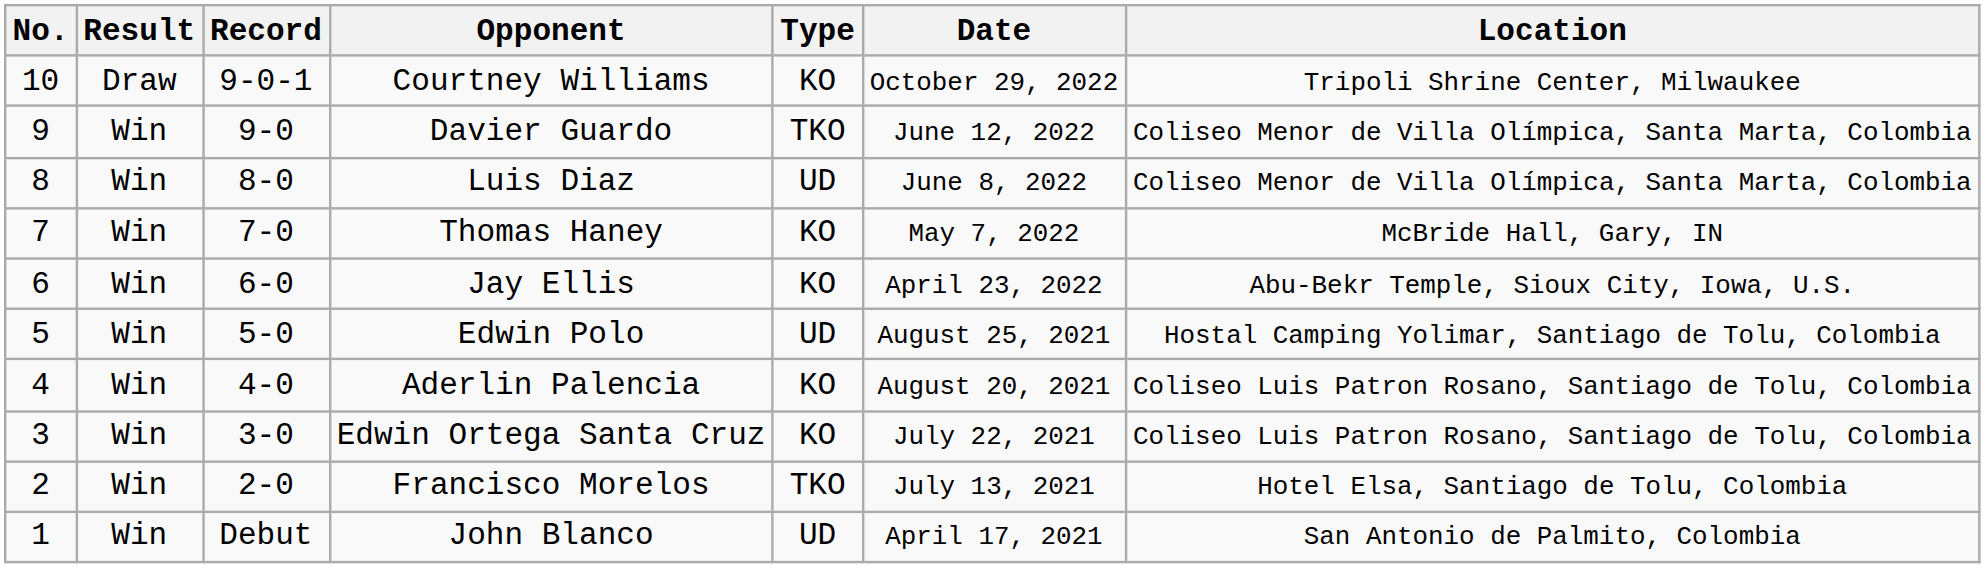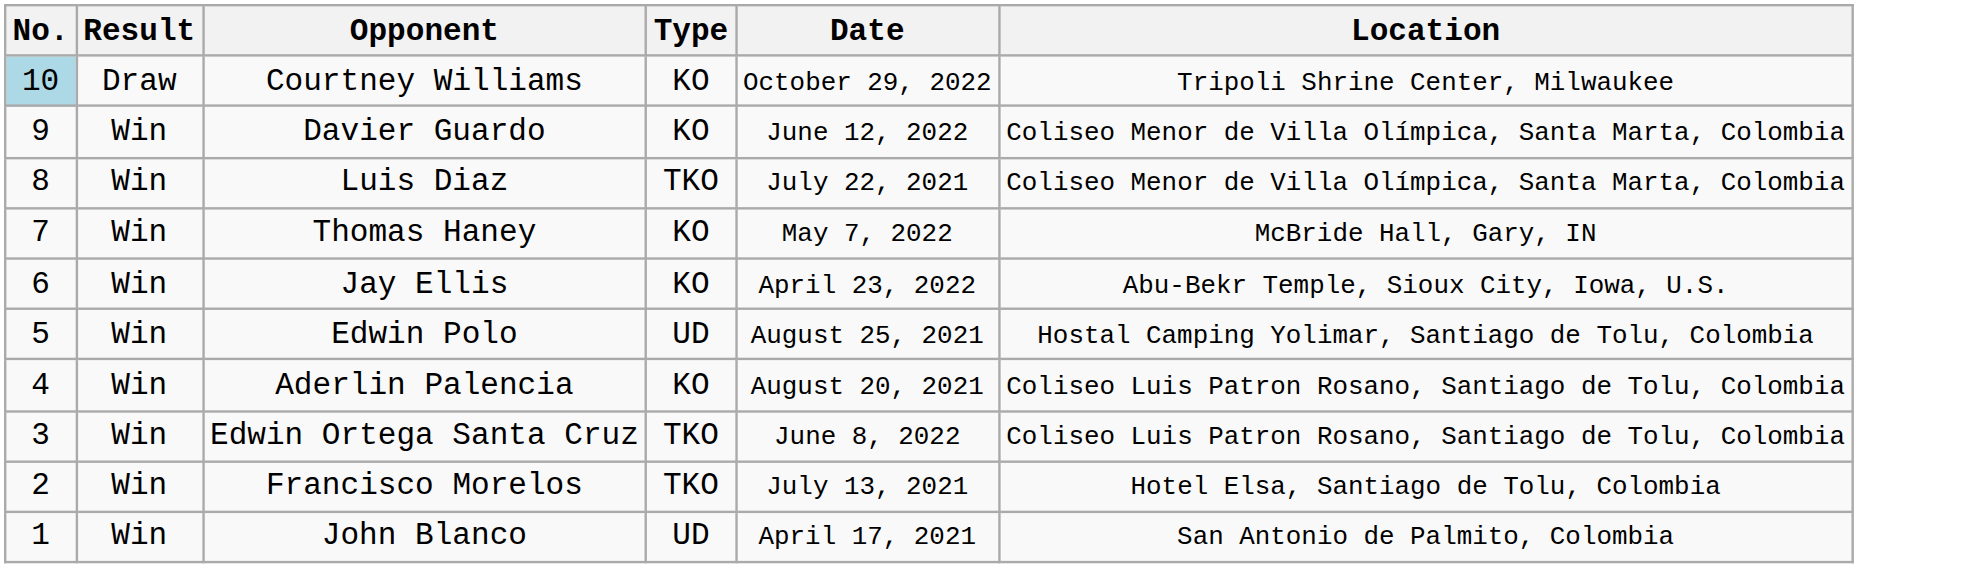- column: (266, 31)
(41, 81) no background -> (41, 81) lightblue background
(818, 132) TKO -> (691, 132) KO
(818, 182) UD -> (691, 182) TKO
(994, 184) June 8, 2022 -> (867, 184) July 22, 2021
(818, 436) KO -> (691, 436) TKO
(994, 437) July 22, 2021 -> (867, 437) June 8, 2022
